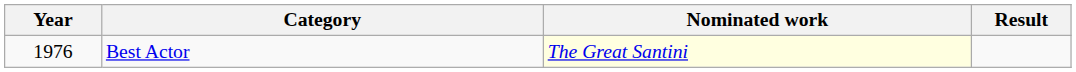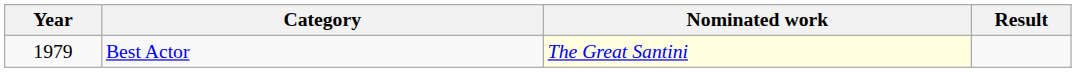(53, 51) 1976 -> (53, 51) 1979
